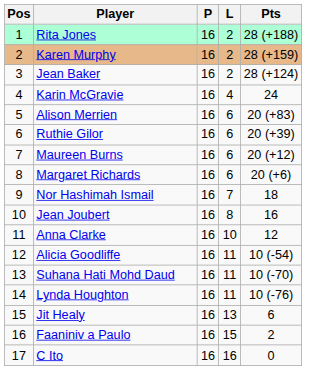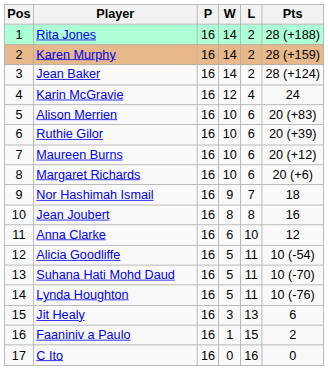+ column: (230, 14)
